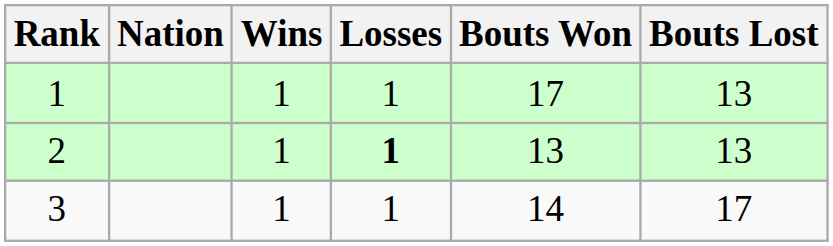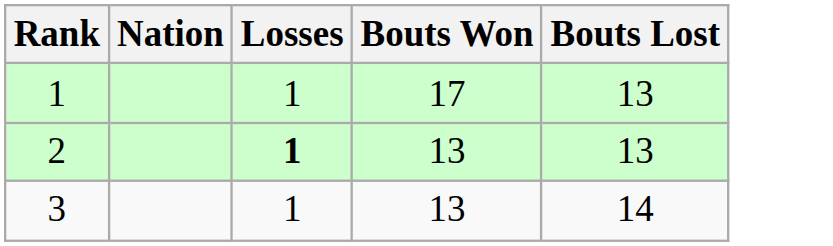- column: (282, 33)
(546, 209) 14 -> (447, 209) 13
(734, 209) 17 -> (635, 209) 14
